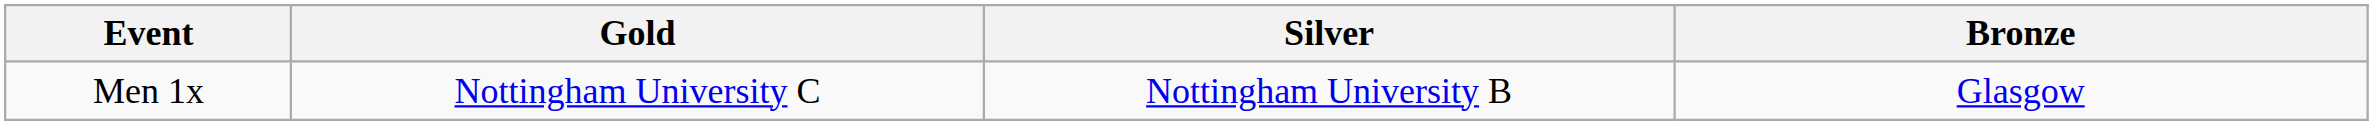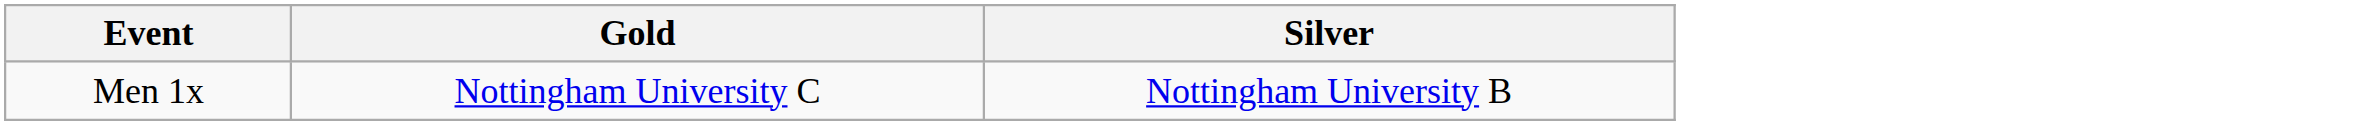- column: (2021, 33)
